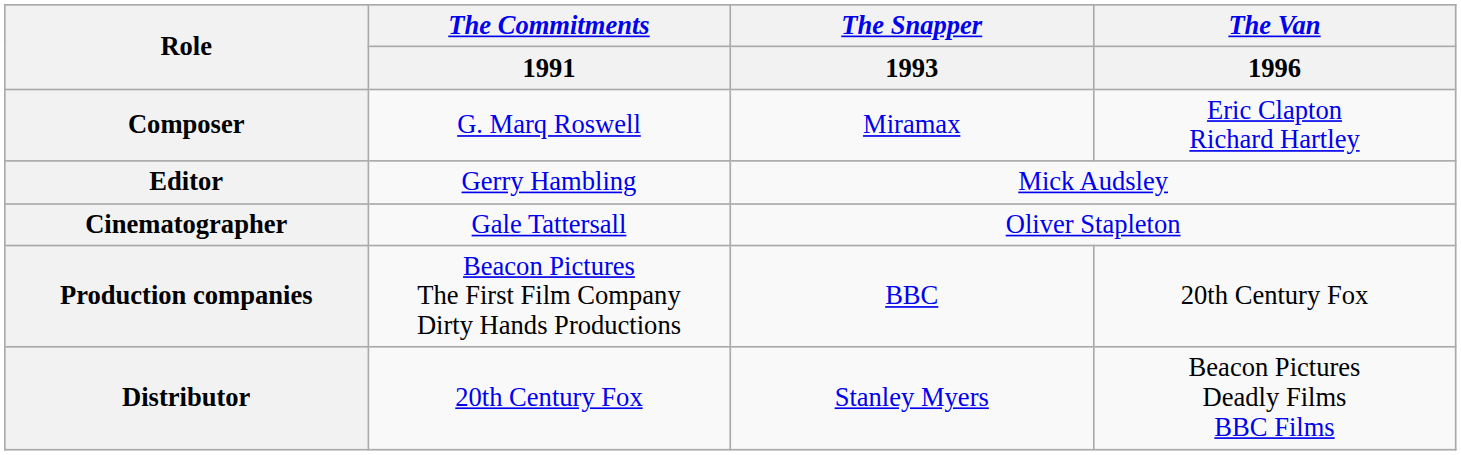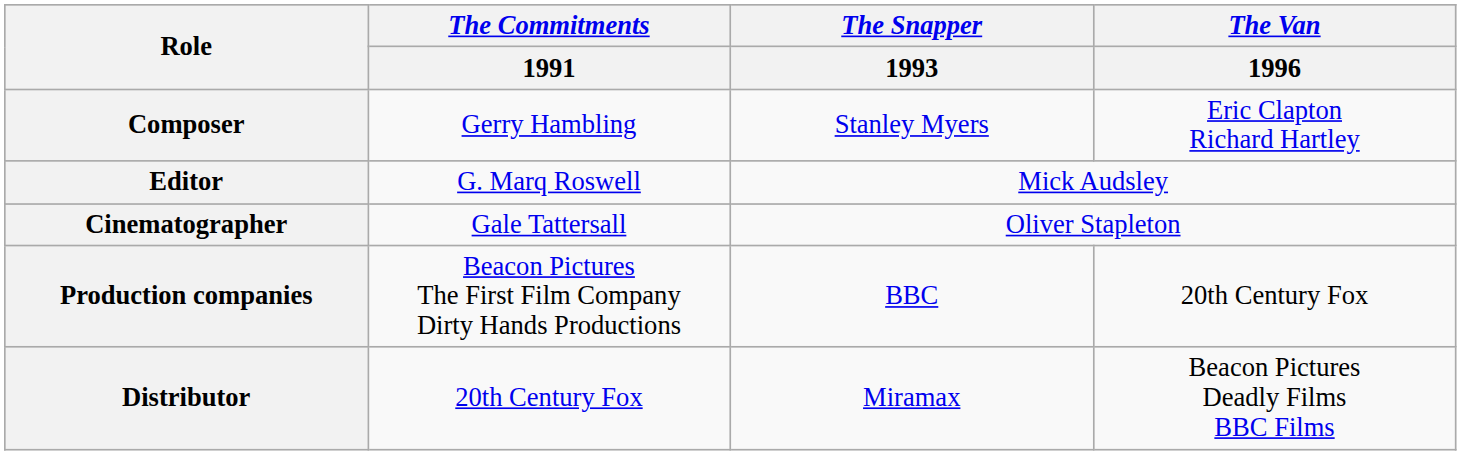(549, 124) G. Marq Roswell -> (549, 124) Gerry Hambling
(912, 124) Miramax -> (912, 124) Stanley Myers
(549, 181) Gerry Hambling -> (549, 181) G. Marq Roswell
(912, 397) Stanley Myers -> (912, 397) Miramax
